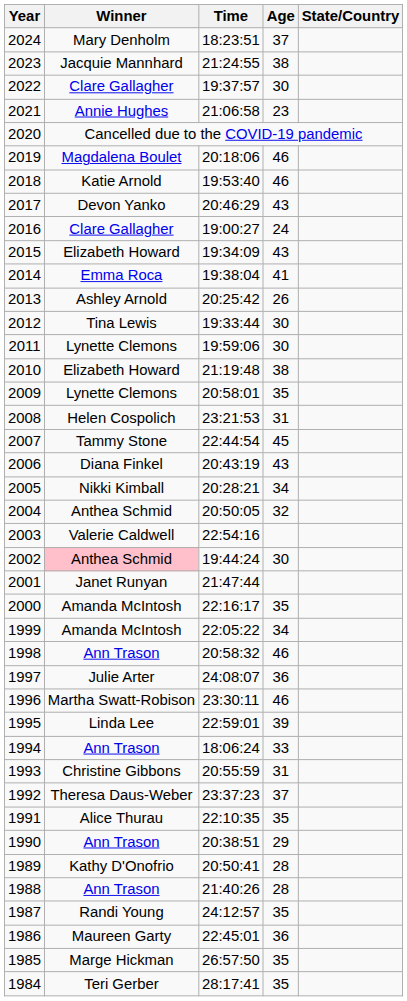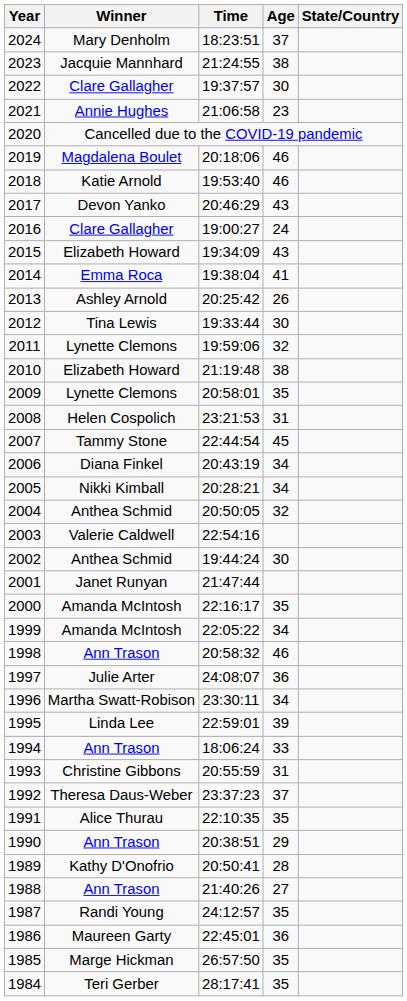(281, 346) 30 -> (281, 346) 32
(281, 464) 43 -> (281, 464) 34
(121, 559) pink background -> (121, 559) no background
(281, 700) 46 -> (281, 700) 34
(281, 889) 28 -> (281, 889) 27
